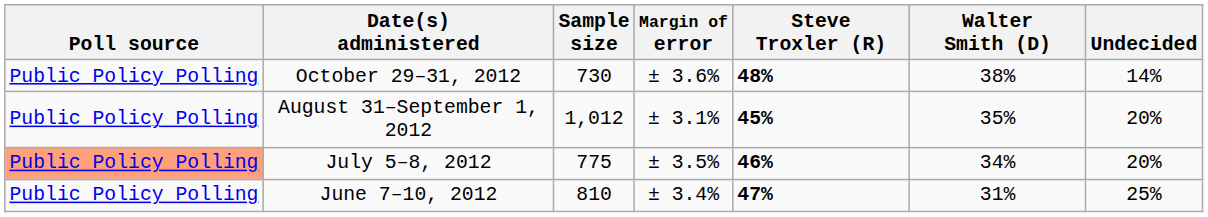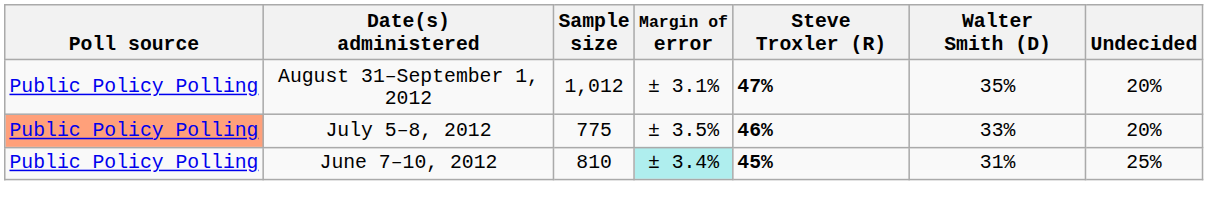- row: (408, 76)
(755, 119) 45% -> (755, 87) 47%
(998, 163) 34% -> (998, 131) 33%
(683, 195) no background -> (683, 163) paleturquoise background
(755, 195) 47% -> (755, 163) 45%
